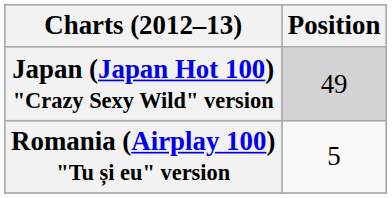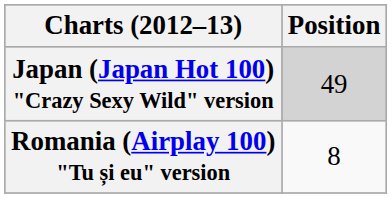(334, 156) 5 -> (334, 156) 8
